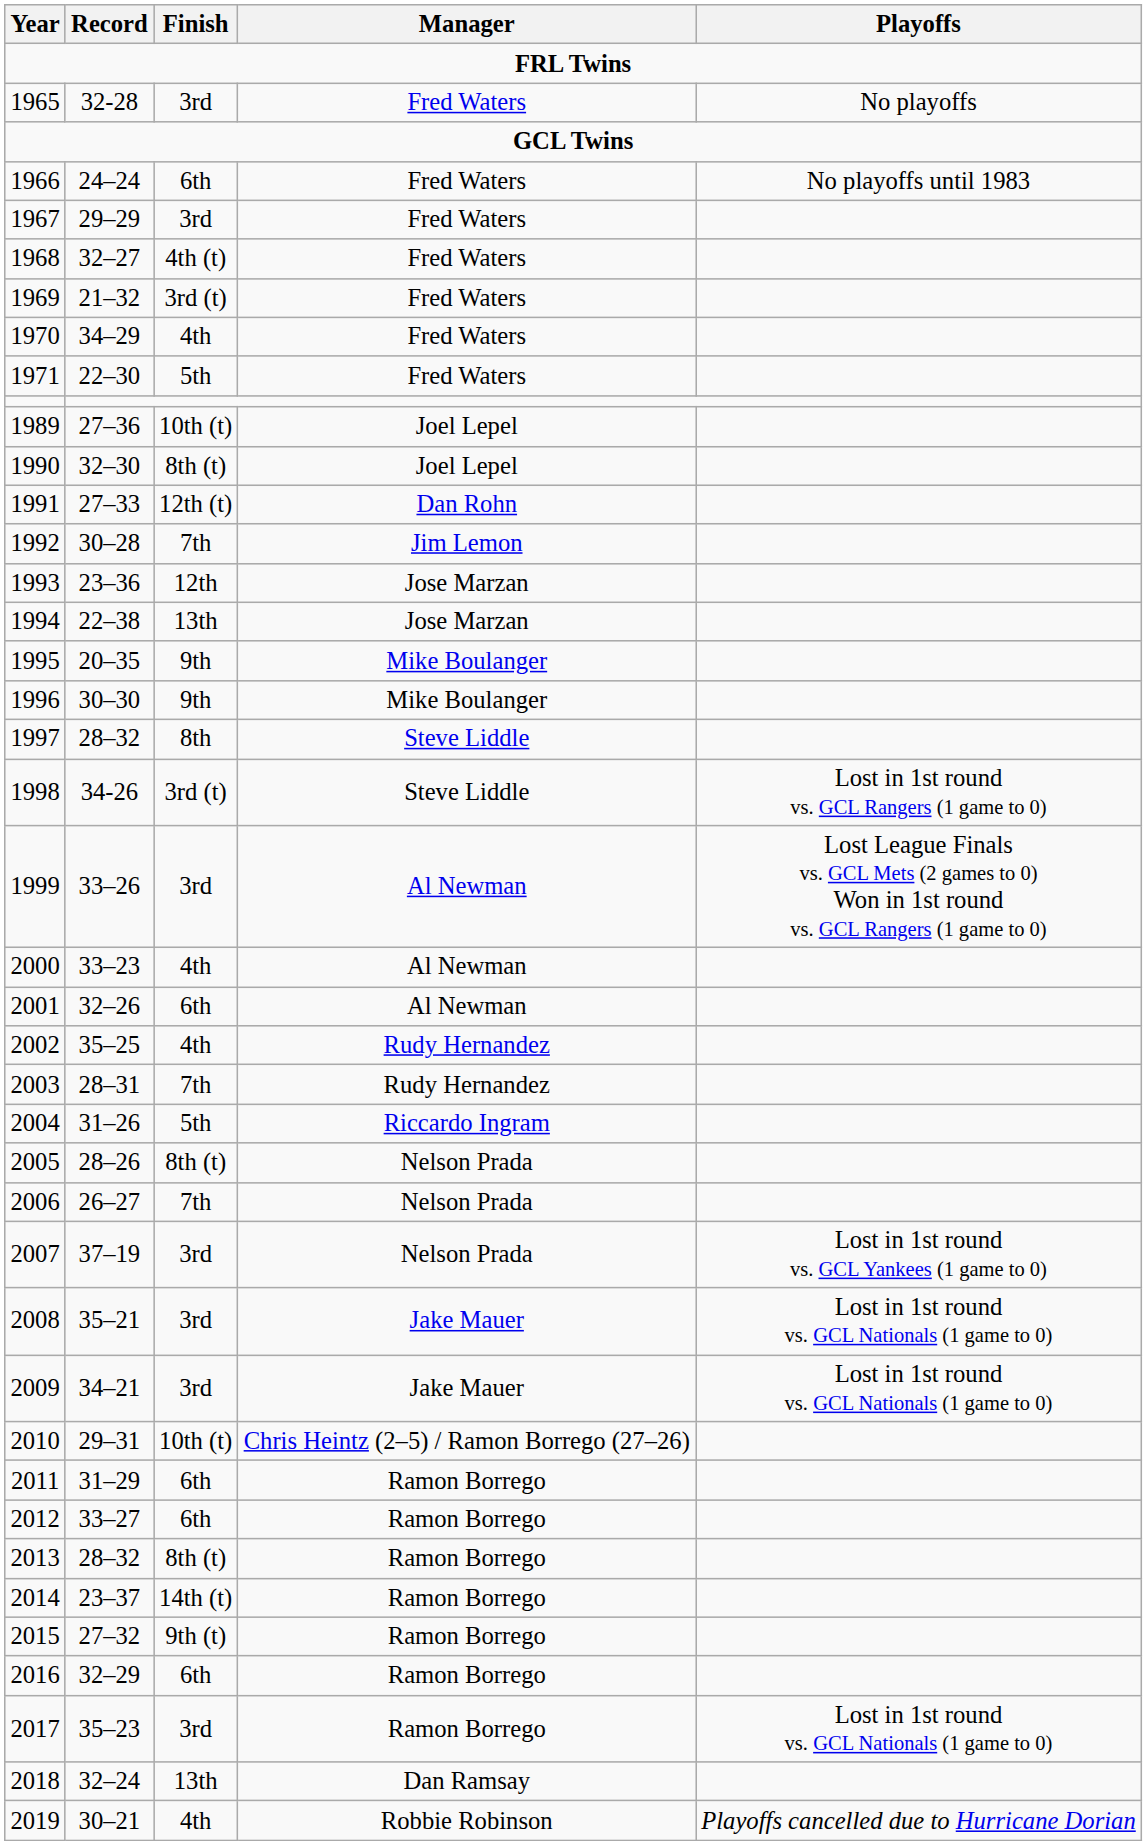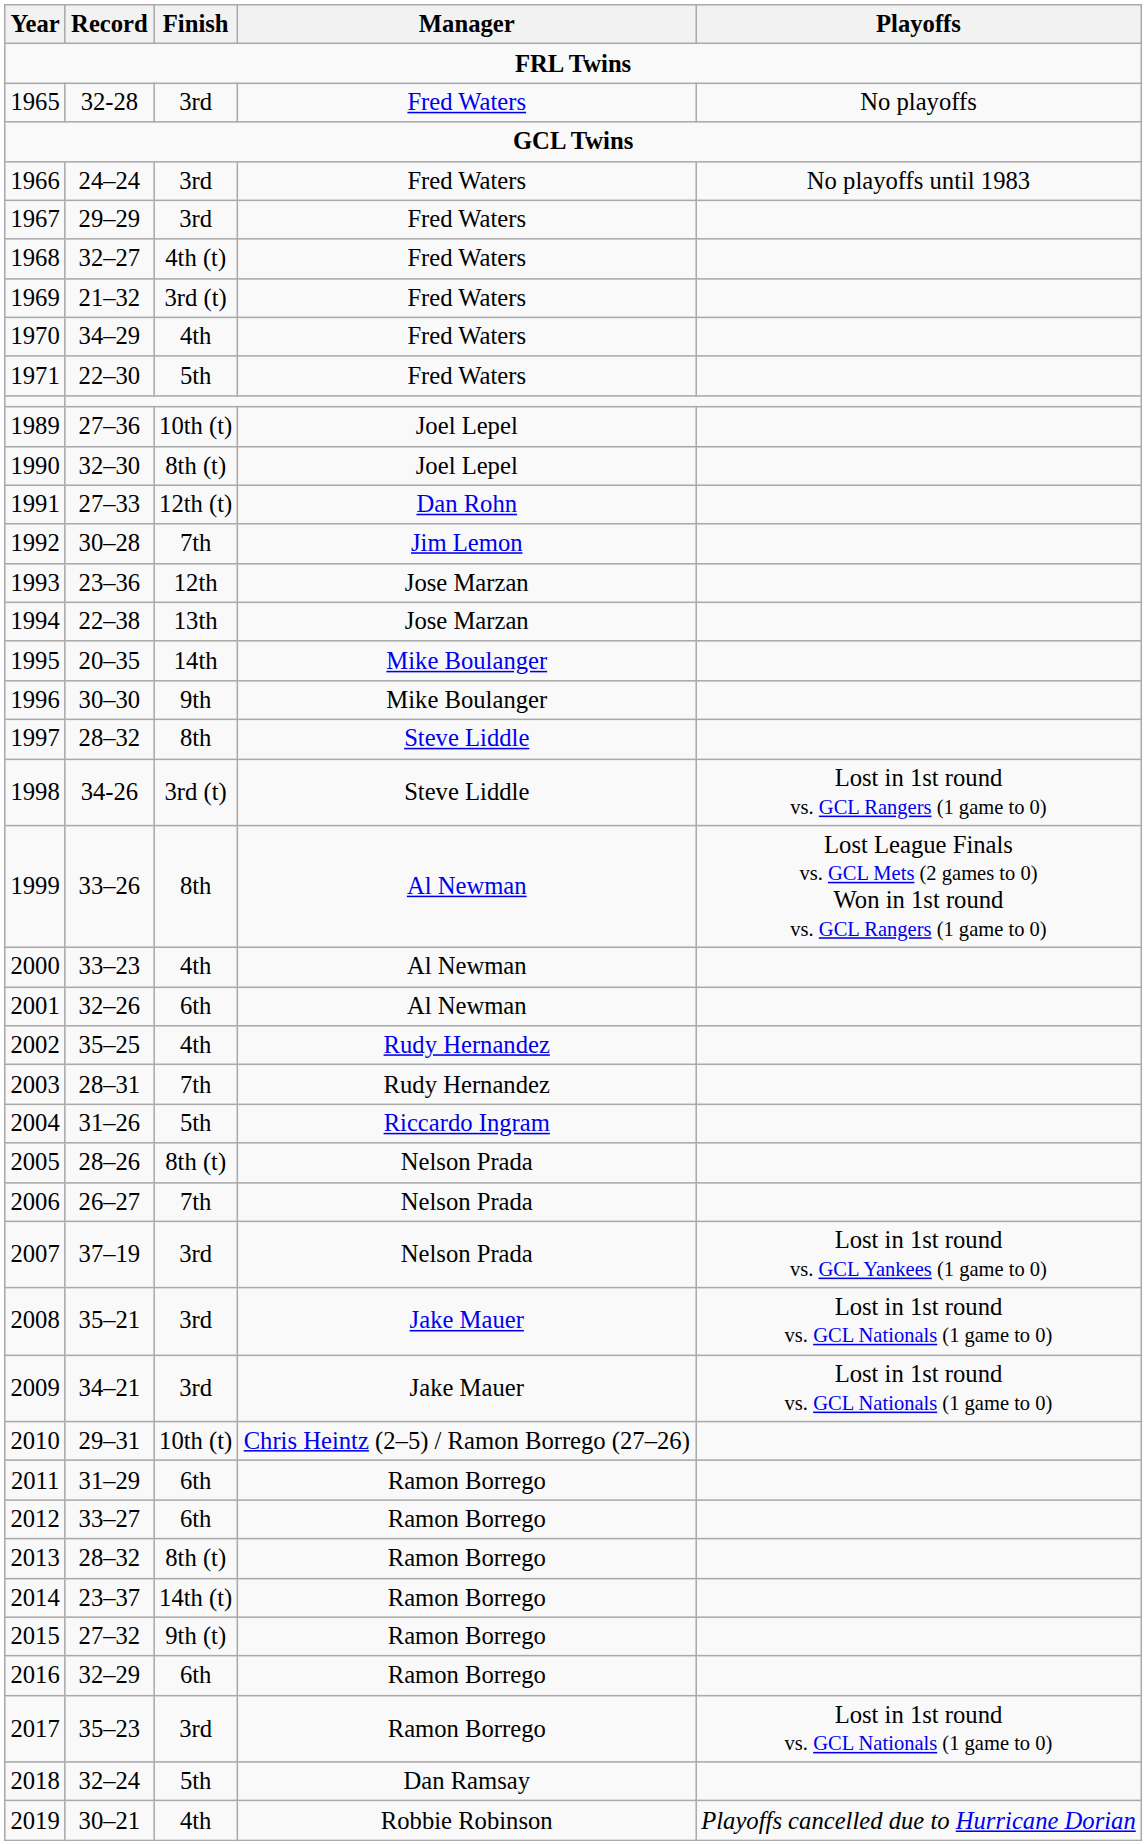(196, 180) 6th -> (196, 180) 3rd
(196, 660) 9th -> (196, 660) 14th
(196, 886) 3rd -> (196, 886) 8th
(196, 1781) 13th -> (196, 1781) 5th
